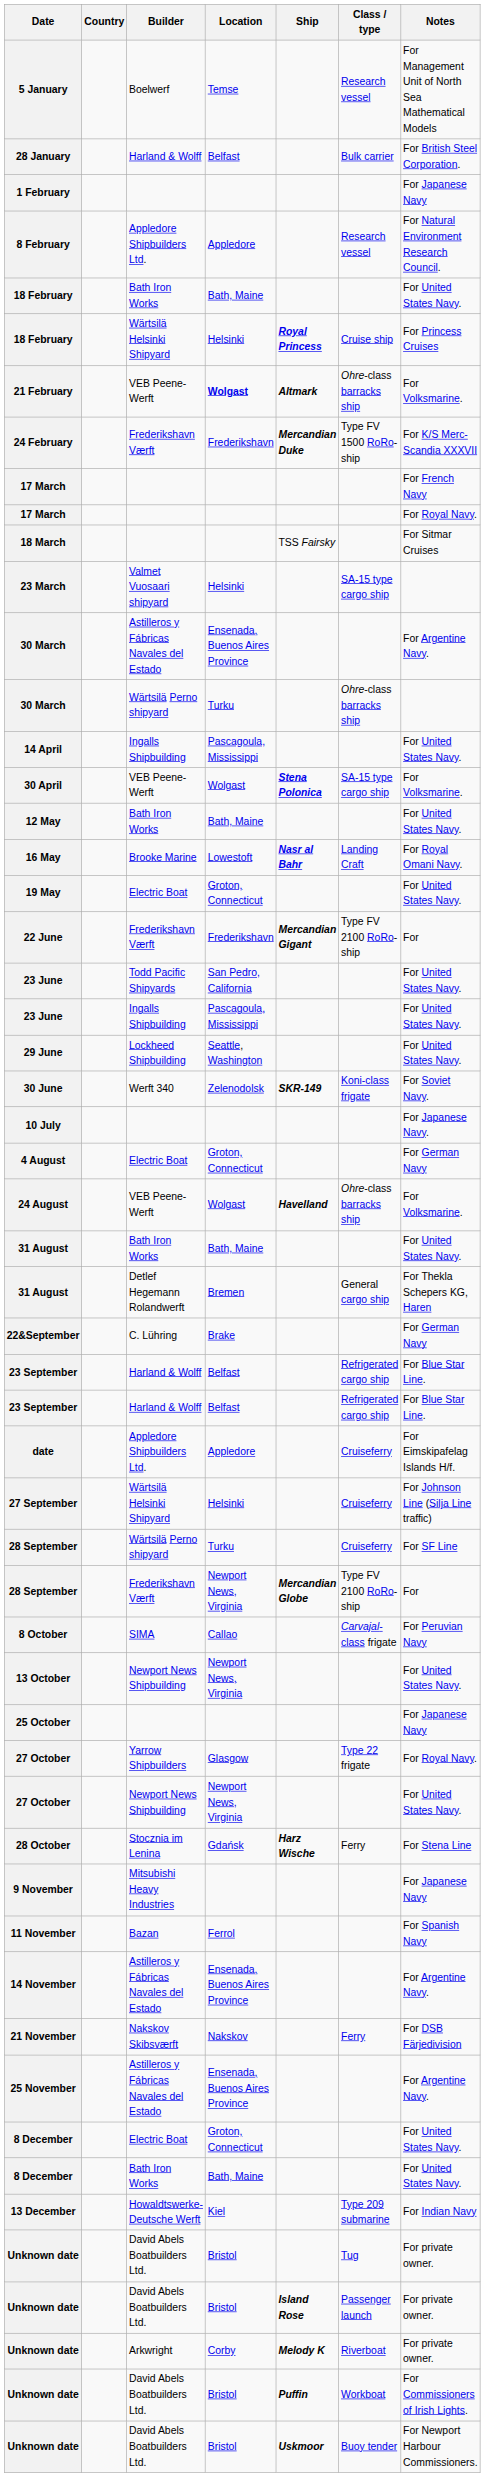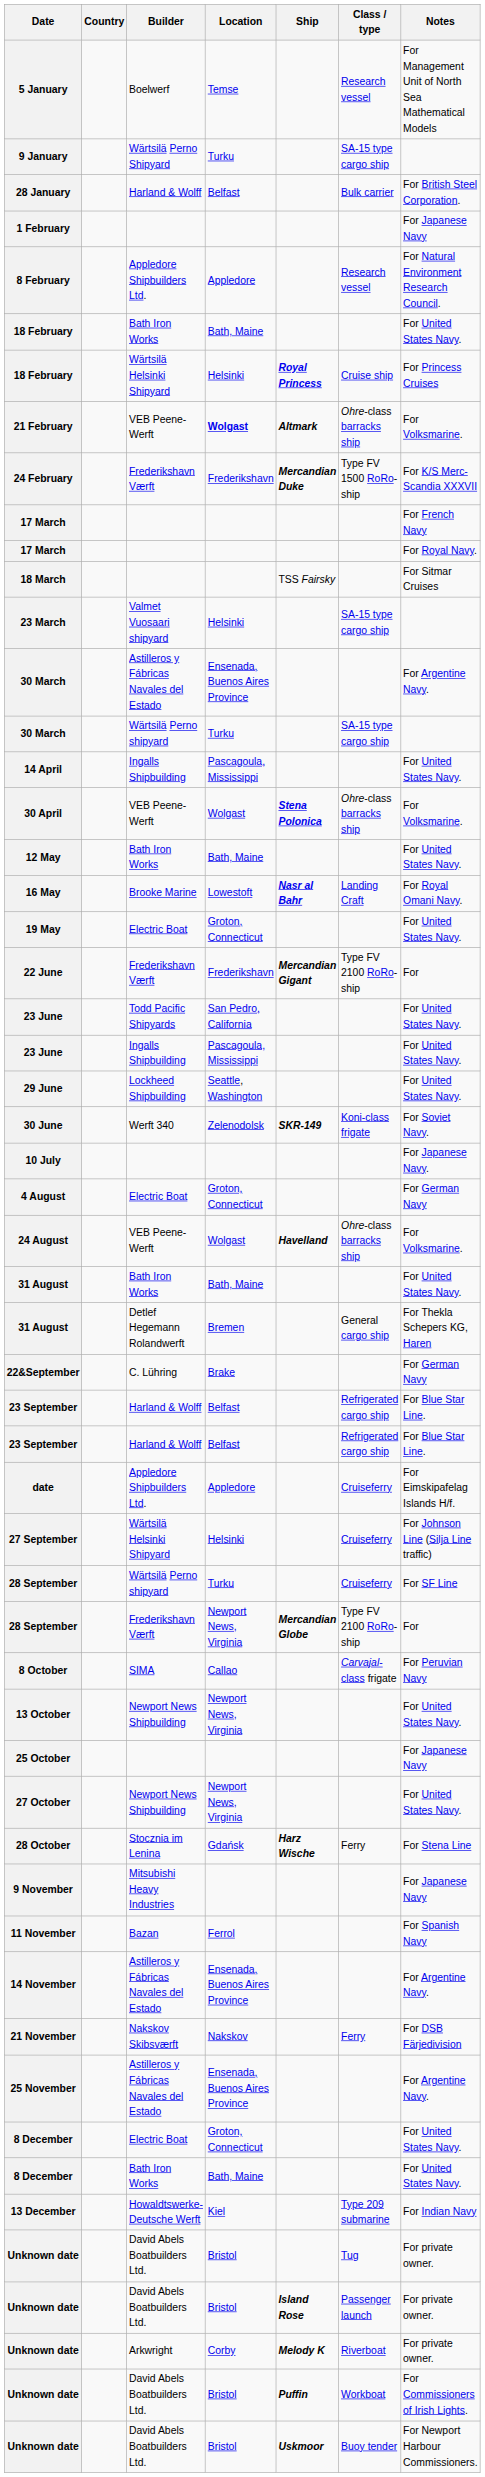+ row: (43, 156)
(366, 705) Ohre-class barracks ship -> (367, 734) SA-15 type cargo ship
(367, 785) SA-15 type cargo ship -> (366, 813) Ohre-class barracks ship
- row: (43, 1758)
